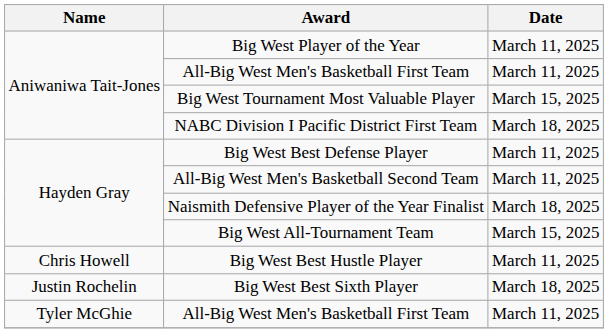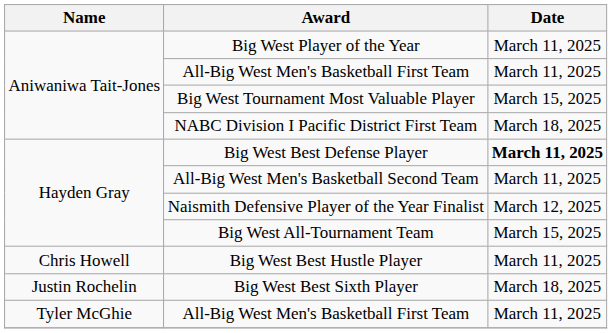(546, 152) normal -> (547, 152) bold
(546, 206) March 18, 2025 -> (547, 206) March 12, 2025
